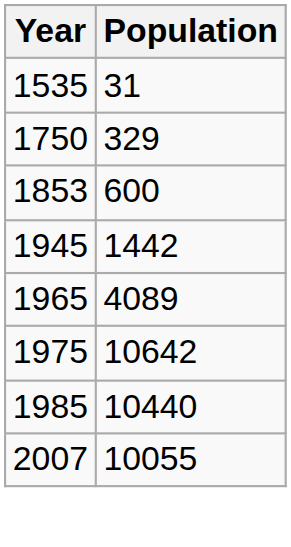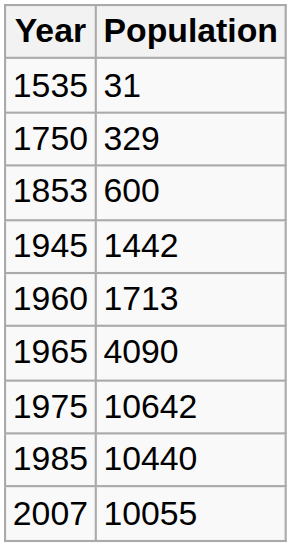+ row: (50, 298)
(141, 298) 4089 -> (141, 352) 4090
